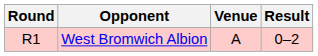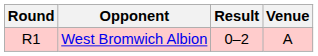columns swapped: (236, 16) <-> (287, 16)
